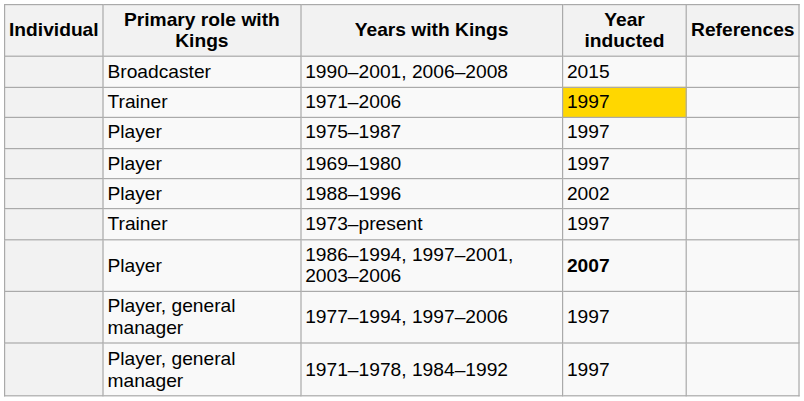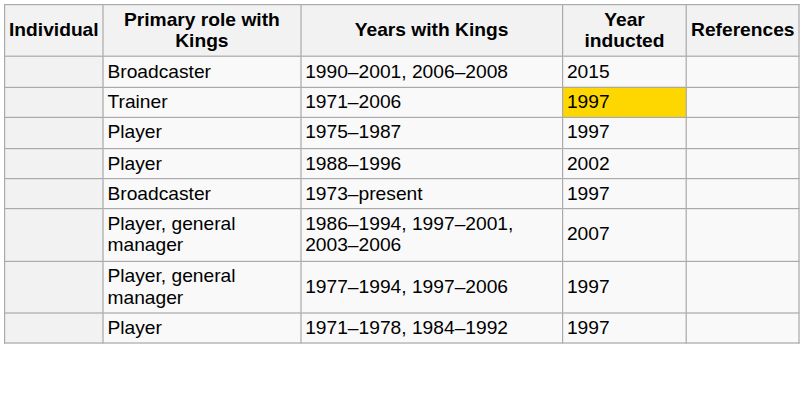- row: (353, 163)
(138, 224) Trainer -> (159, 193) Broadcaster
(135, 265) Player -> (172, 234) Player, general manager
(588, 265) bold -> (588, 234) normal
(172, 369) Player, general manager -> (135, 328) Player
